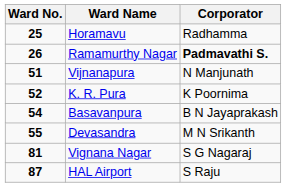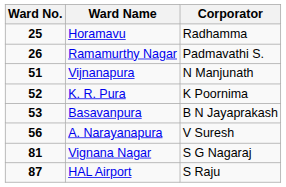(225, 53) bold -> (223, 53) normal
(35, 113) 54 -> (35, 113) 53
- row: (102, 133)
+ row: (115, 133)
